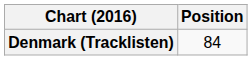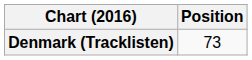(212, 42) 84 -> (212, 42) 73
